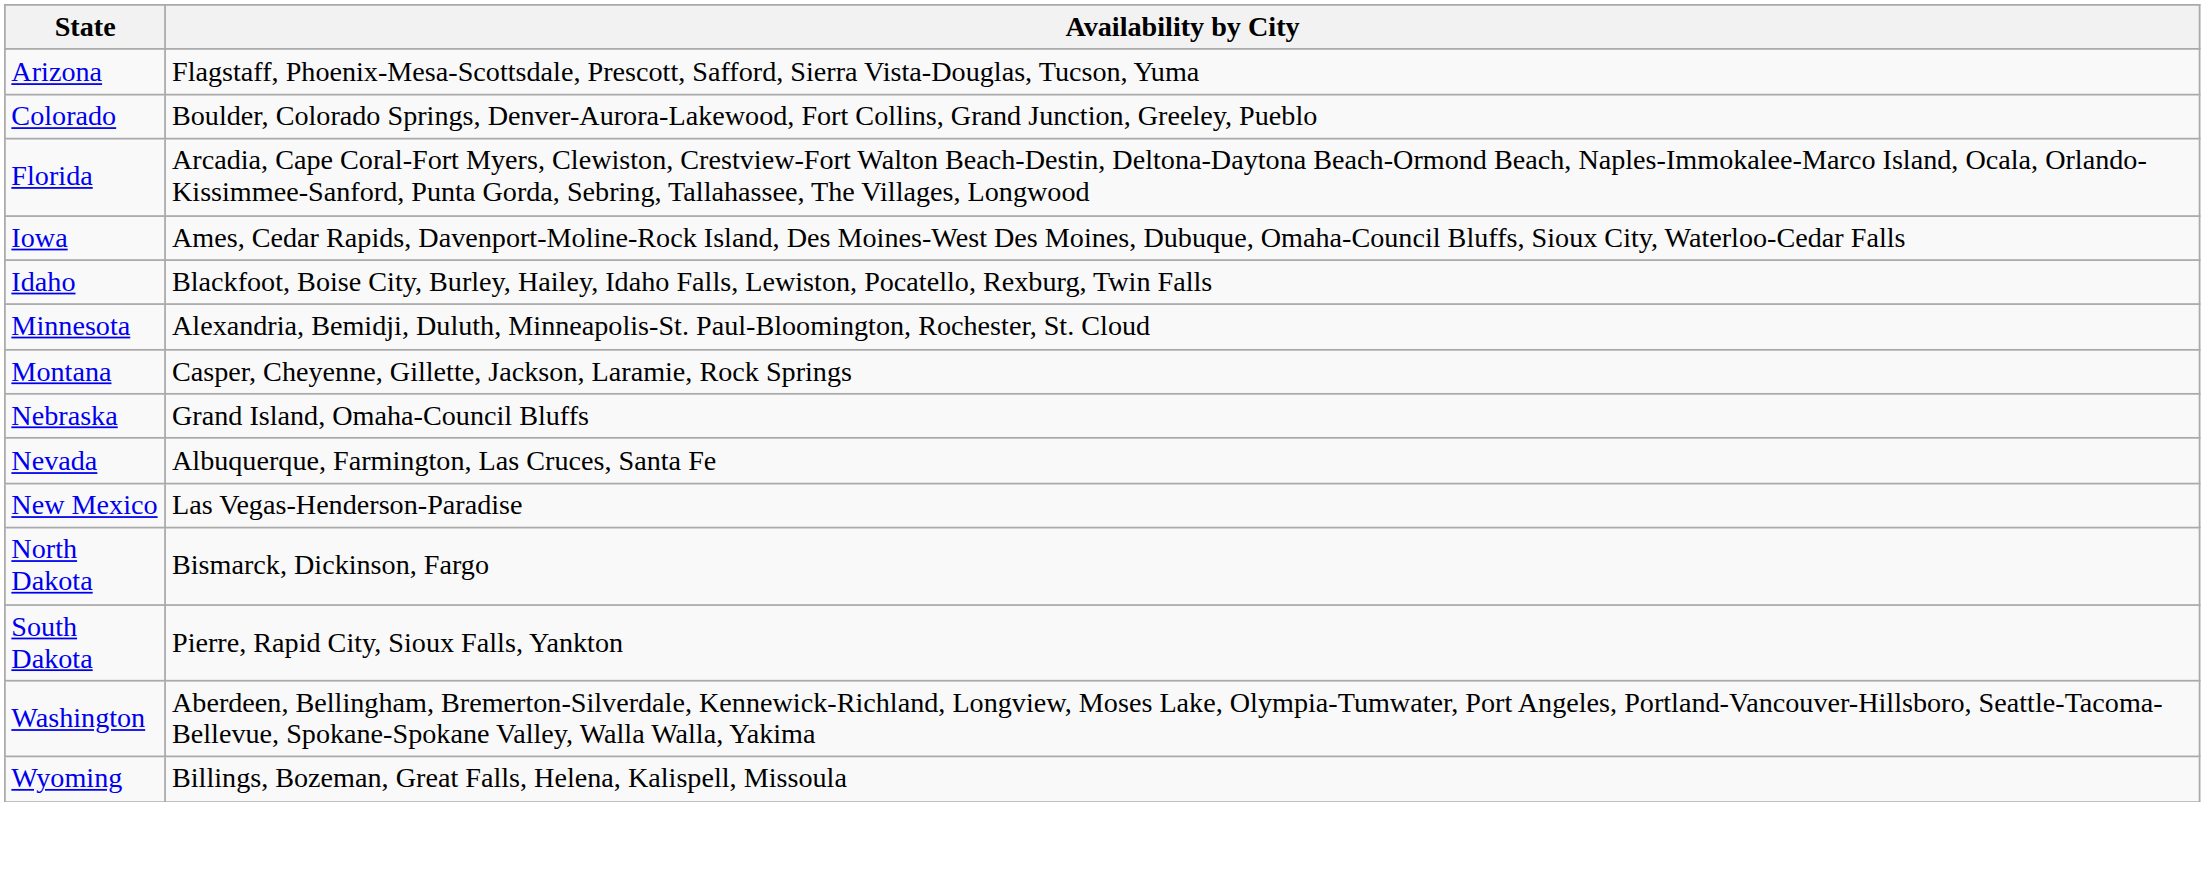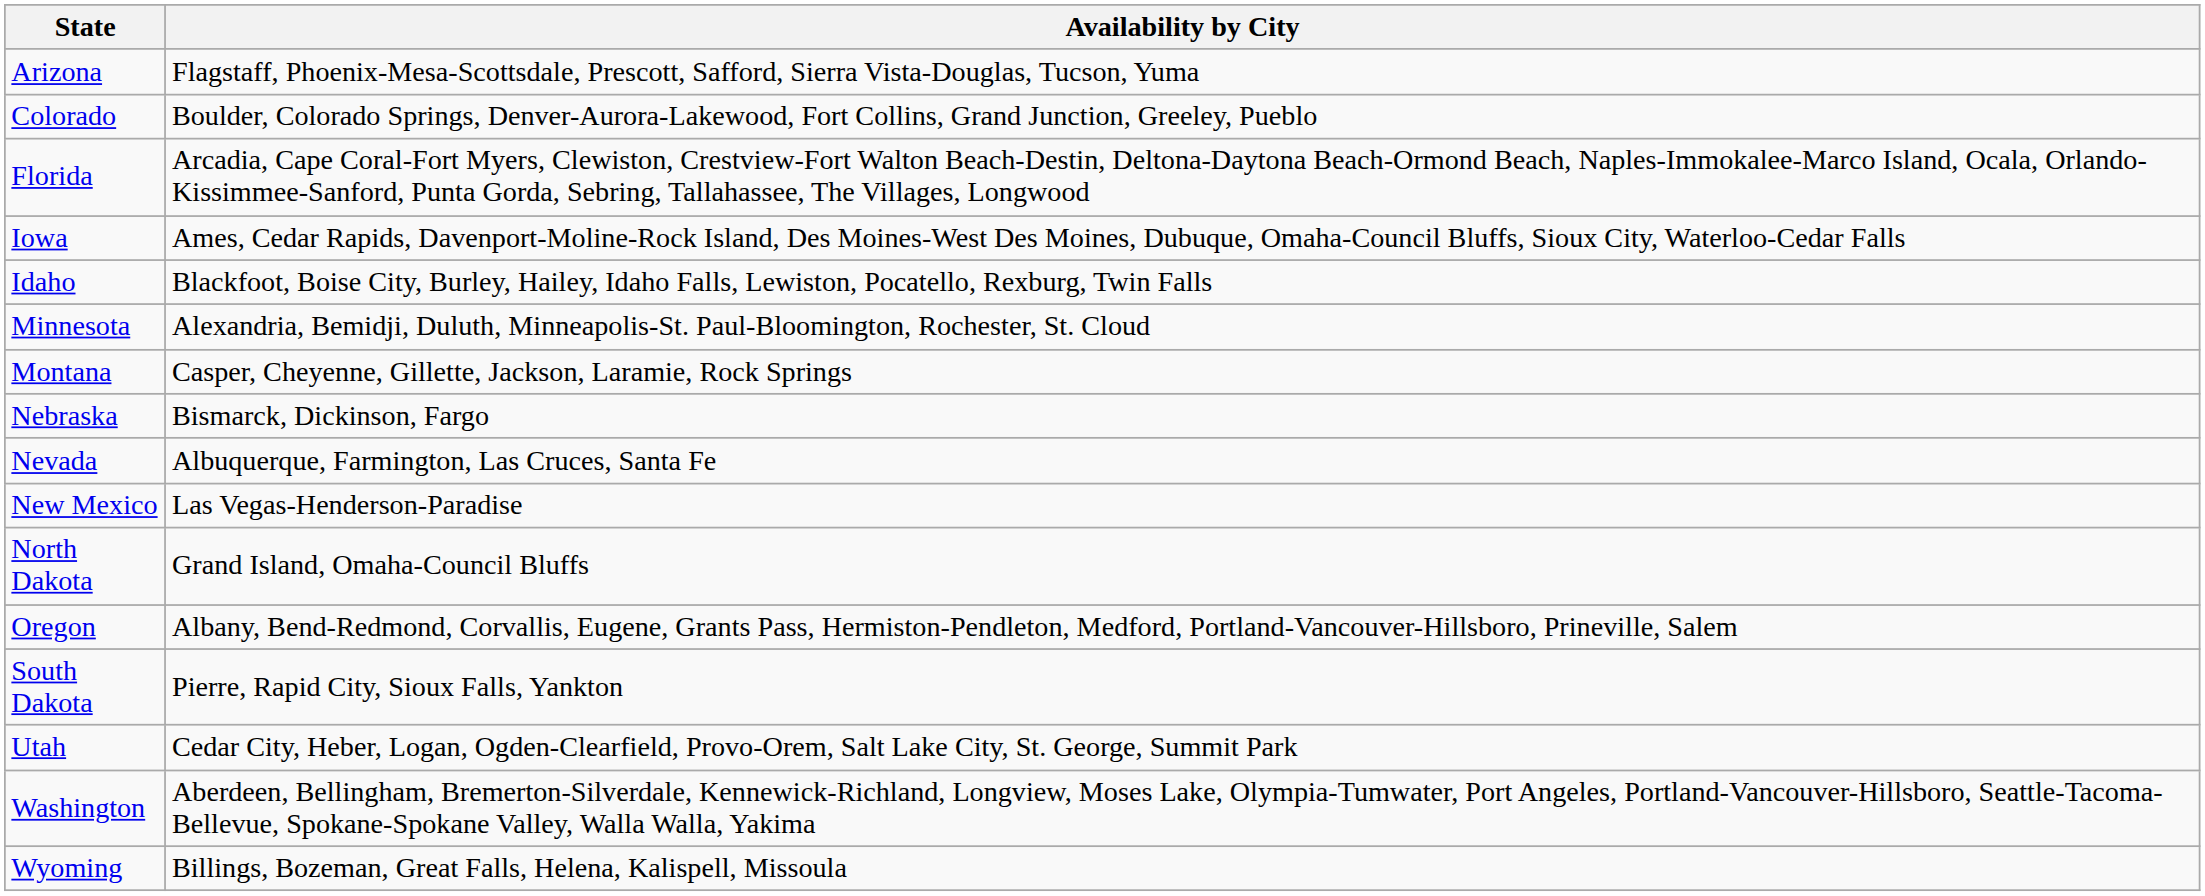(381, 415) Grand Island, Omaha-Council Bluffs -> (330, 415) Bismarck, Dickinson, Fargo
(330, 565) Bismarck, Dickinson, Fargo -> (381, 565) Grand Island, Omaha-Council Bluffs
+ row: (54, 626)
+ row: (39, 747)
